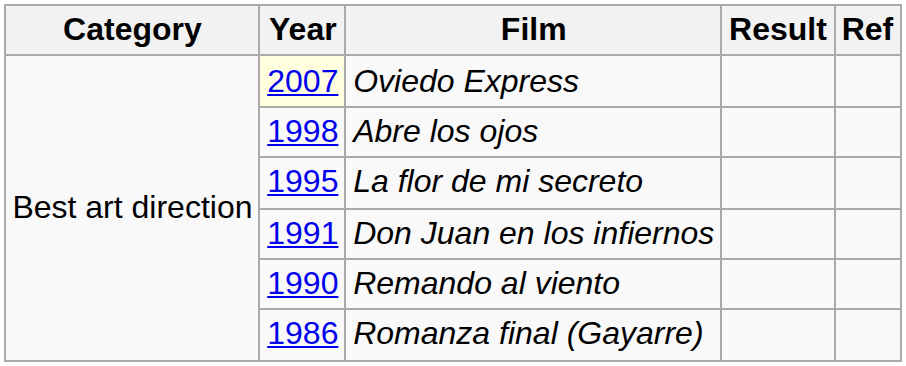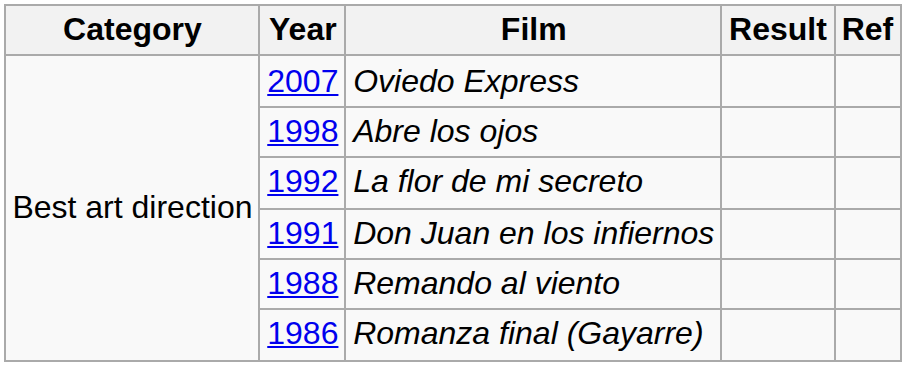(303, 80) lightyellow background -> (303, 80) no background
(303, 182) 1995 -> (303, 182) 1992
(303, 283) 1990 -> (303, 283) 1988
